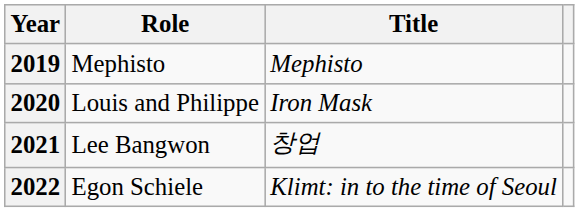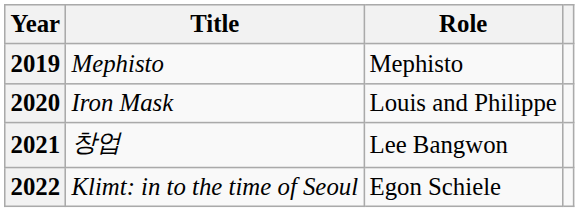columns swapped: (414, 24) <-> (165, 24)
